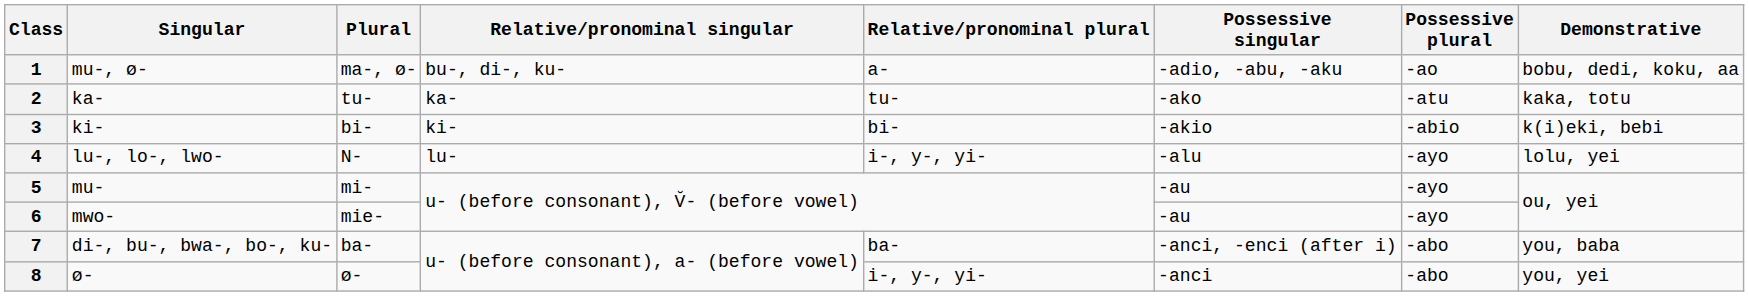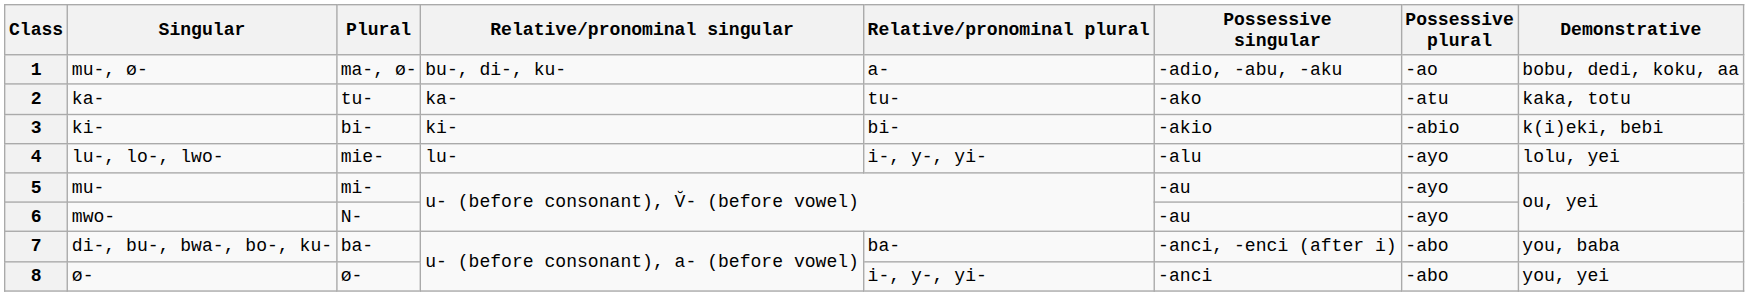(352, 158) N- -> (362, 158) mie-
(362, 217) mie- -> (352, 217) N-
